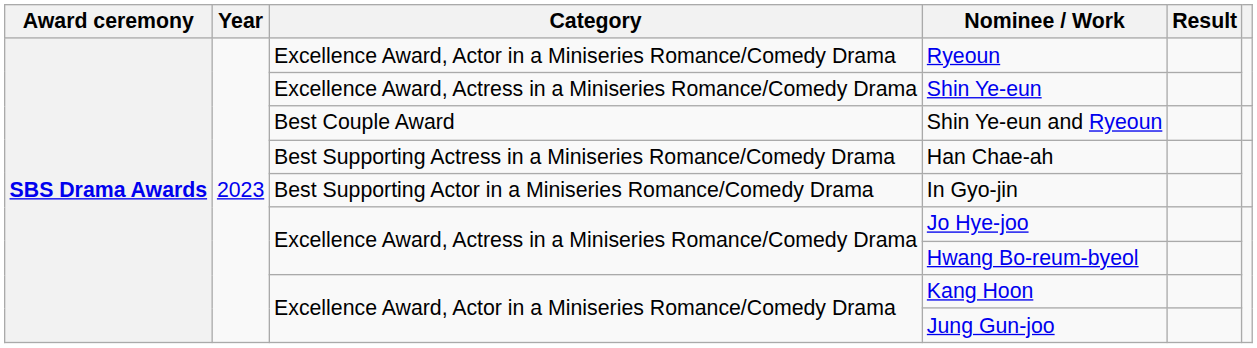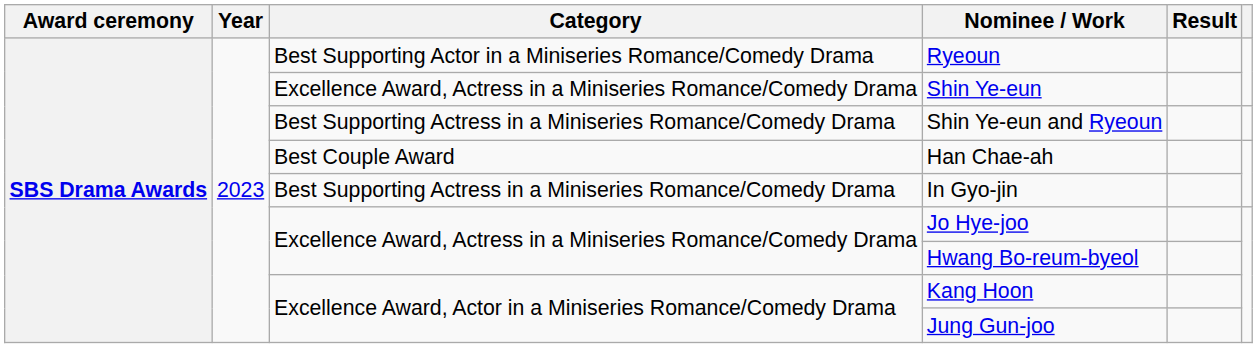(585, 55) Excellence Award, Actor in a Miniseries Romance/Comedy Drama -> (574, 55) Best Supporting Actor in a Miniseries Romance/Comedy Drama
(364, 122) Best Couple Award -> (585, 122) Best Supporting Actress in a Miniseries Romance/Comedy Drama
(585, 156) Best Supporting Actress in a Miniseries Romance/Comedy Drama -> (364, 156) Best Couple Award
(574, 190) Best Supporting Actor in a Miniseries Romance/Comedy Drama -> (585, 190) Best Supporting Actress in a Miniseries Romance/Comedy Drama
